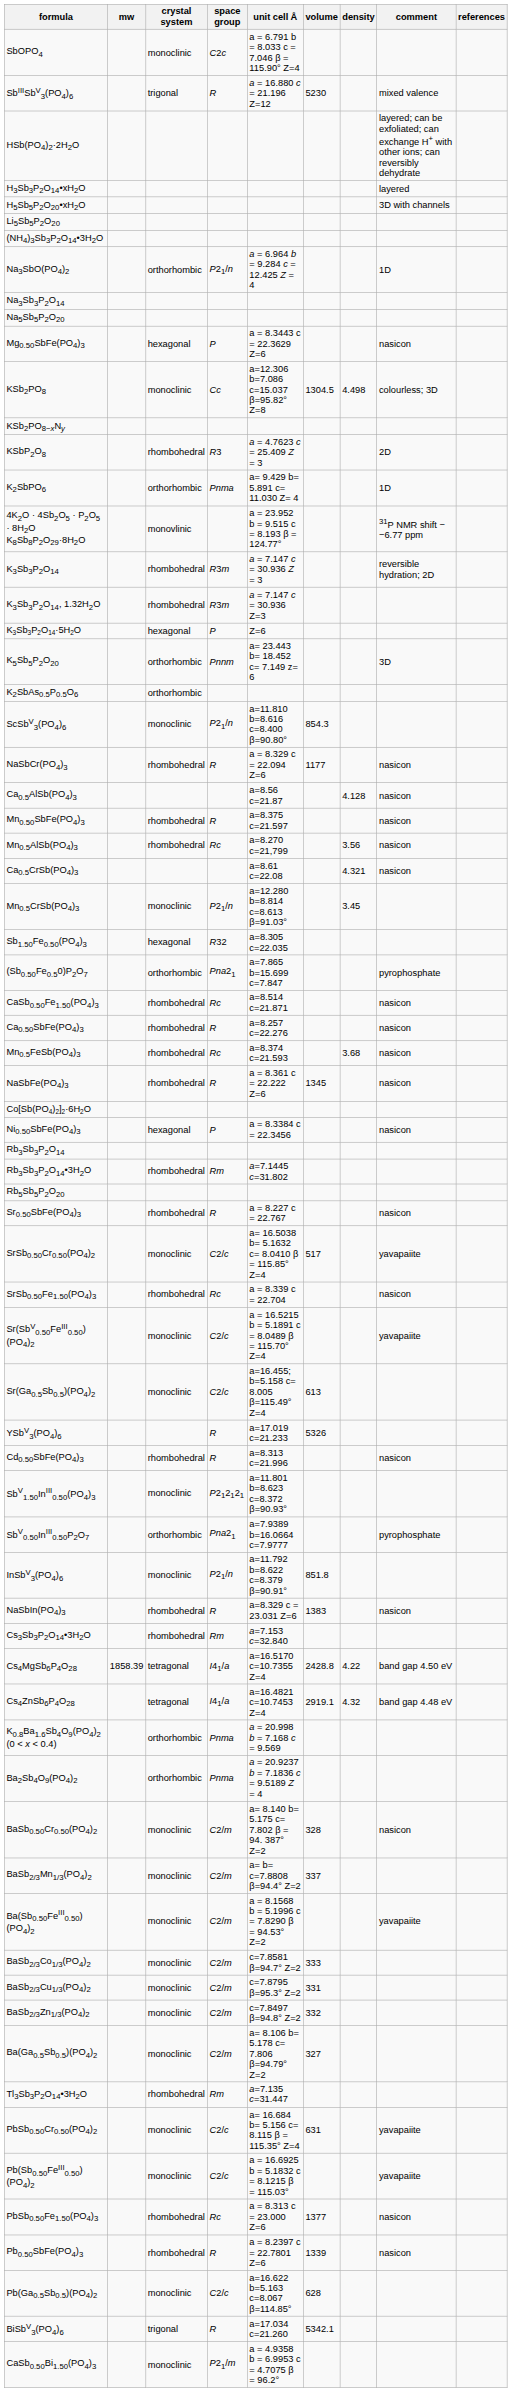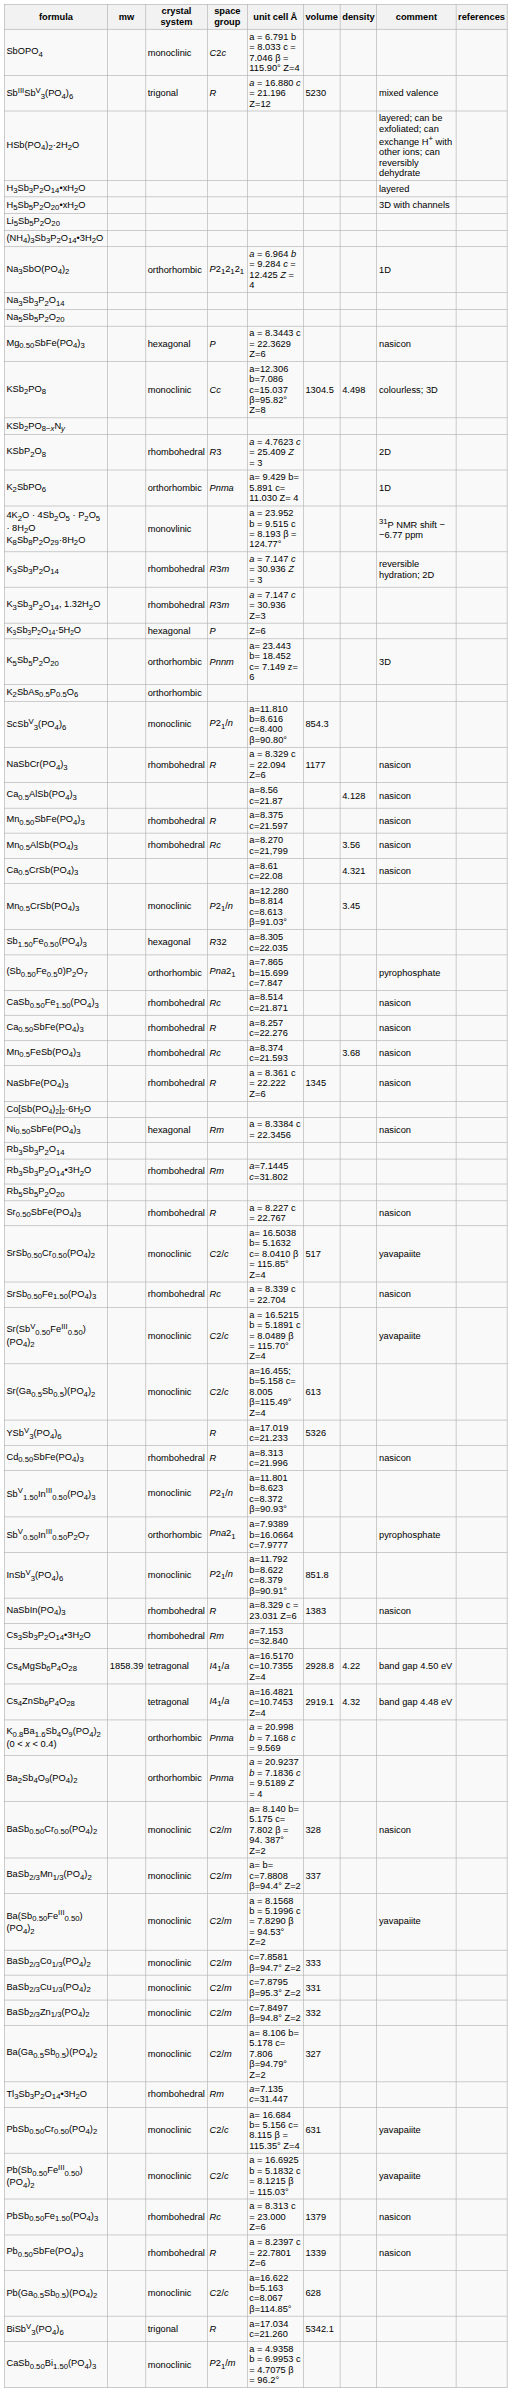(221, 270) P21/n -> (227, 270) P212121
(213, 1129) P -> (217, 1129) Rm
(227, 1494) P212121 -> (221, 1494) P21/n
(320, 1666) 2428.8 -> (320, 1666) 2928.8
(316, 2217) 1377 -> (316, 2217) 1379
